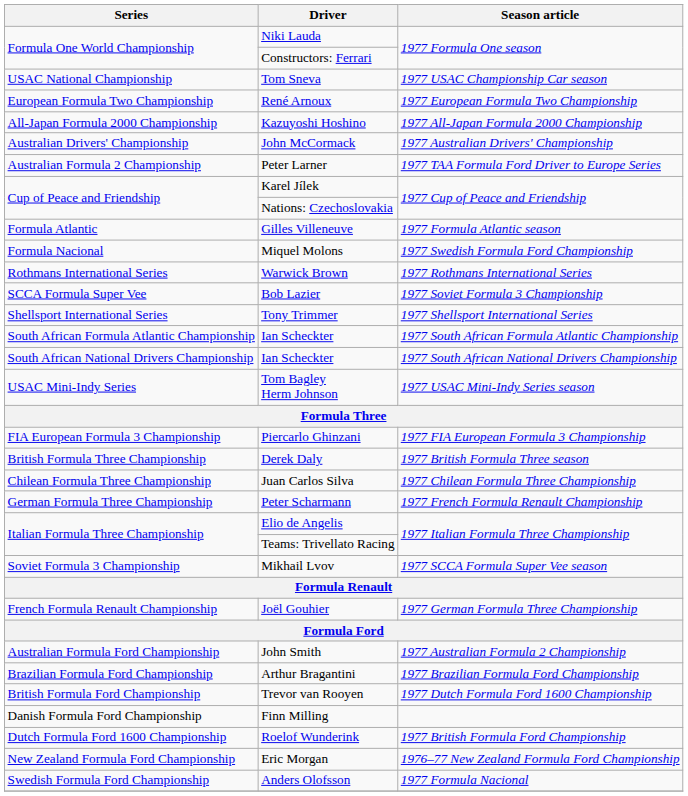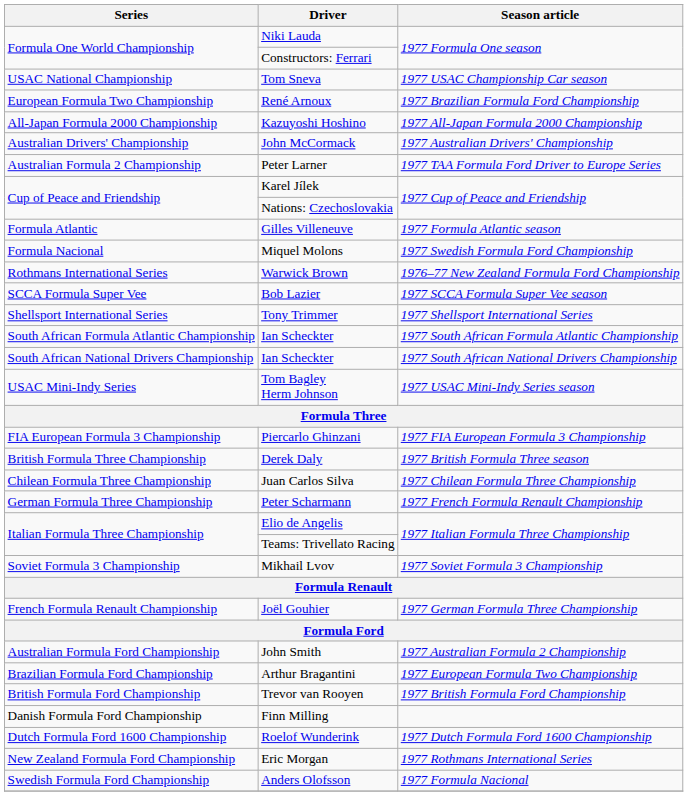(519, 100) 1977 European Formula Two Championship -> (520, 100) 1977 Brazilian Formula Ford Championship
(496, 272) 1977 Rothmans International Series -> (540, 272) 1976–77 New Zealand Formula Ford Championship
(502, 293) 1977 Soviet Formula 3 Championship -> (504, 293) 1977 SCCA Formula Super Vee season
(504, 566) 1977 SCCA Formula Super Vee season -> (502, 566) 1977 Soviet Formula 3 Championship
(520, 673) 1977 Brazilian Formula Ford Championship -> (519, 673) 1977 European Formula Two Championship
(526, 694) 1977 Dutch Formula Ford 1600 Championship -> (513, 694) 1977 British Formula Ford Championship
(513, 737) 1977 British Formula Ford Championship -> (526, 737) 1977 Dutch Formula Ford 1600 Championship
(540, 759) 1976–77 New Zealand Formula Ford Championship -> (496, 759) 1977 Rothmans International Series
